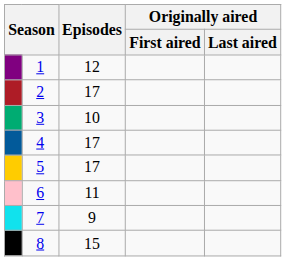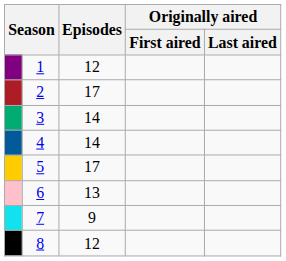(92, 117) 10 -> (92, 117) 14
(92, 142) 17 -> (92, 142) 14
(92, 192) 11 -> (92, 192) 13
(92, 243) 15 -> (92, 243) 12
